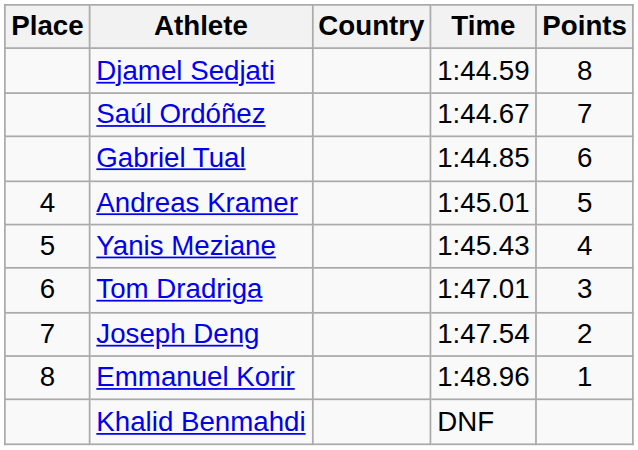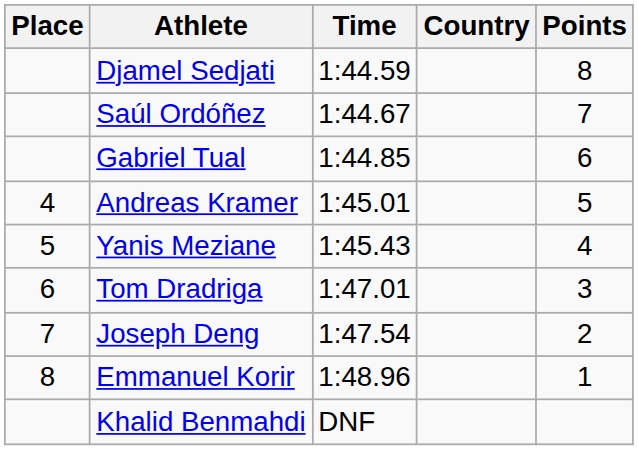columns swapped: (371, 26) <-> (483, 26)
